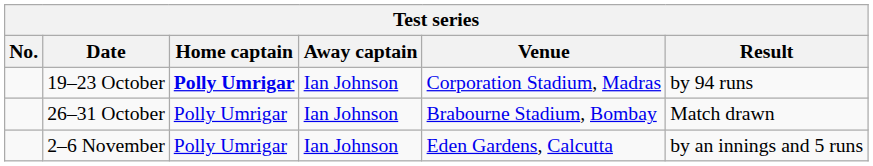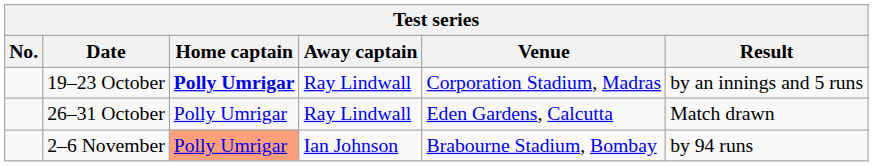(351, 82) Ian Johnson -> (357, 82) Ray Lindwall
(712, 82) by 94 runs -> (767, 82) by an innings and 5 runs
(351, 113) Ian Johnson -> (357, 113) Ray Lindwall
(542, 113) Brabourne Stadium, Bombay -> (520, 113) Eden Gardens, Calcutta
(230, 144) no background -> (230, 144) lightsalmon background
(520, 144) Eden Gardens, Calcutta -> (542, 144) Brabourne Stadium, Bombay
(767, 144) by an innings and 5 runs -> (712, 144) by 94 runs
